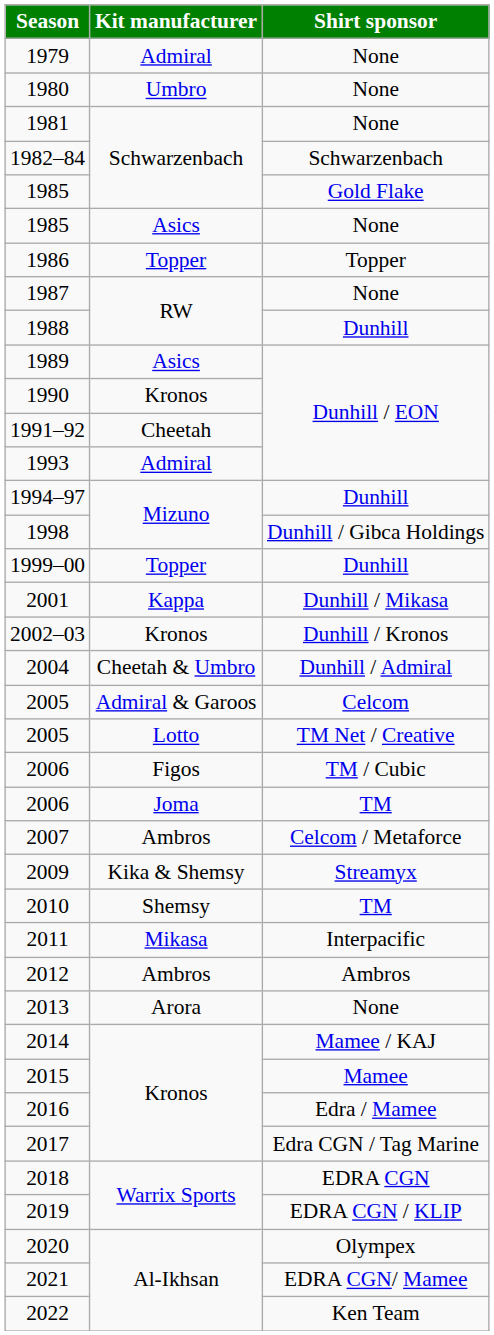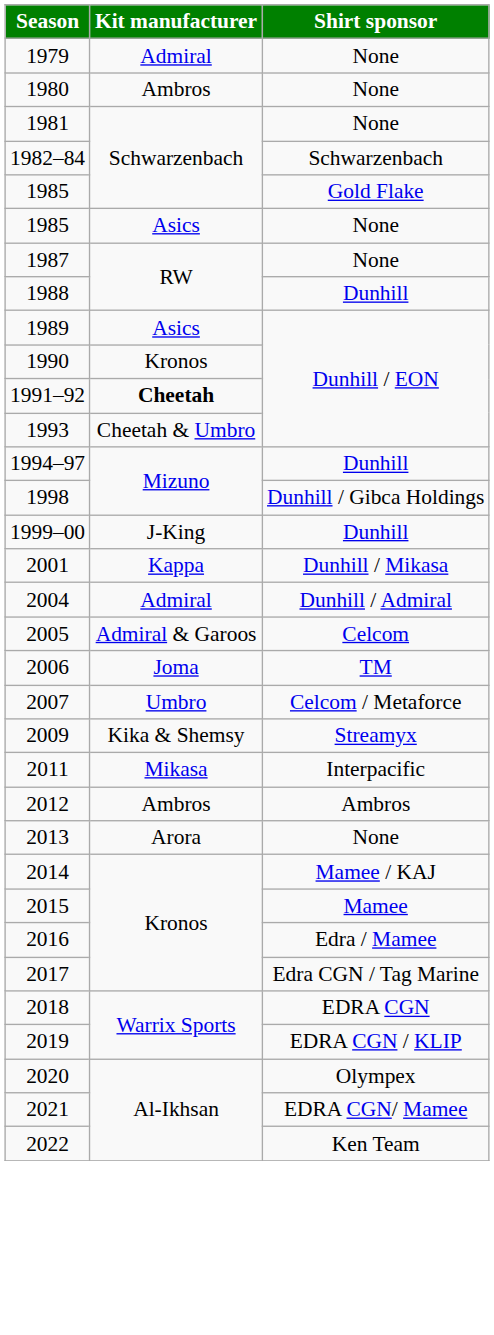(176, 89) Umbro -> (176, 89) Ambros
- row: (48, 259)
(176, 429) normal -> (176, 395) bold
(176, 463) Admiral -> (176, 429) Cheetah & Umbro
(176, 565) Topper -> (176, 531) J-King
- row: (48, 633)
(176, 667) Cheetah & Umbro -> (176, 599) Admiral
- row: (48, 735)
- row: (48, 769)
(176, 837) Ambros -> (176, 701) Umbro
- row: (48, 905)
